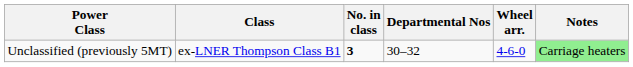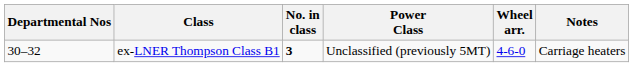columns swapped: (439, 22) <-> (90, 22)
(582, 51) lightgreen background -> (582, 51) no background
